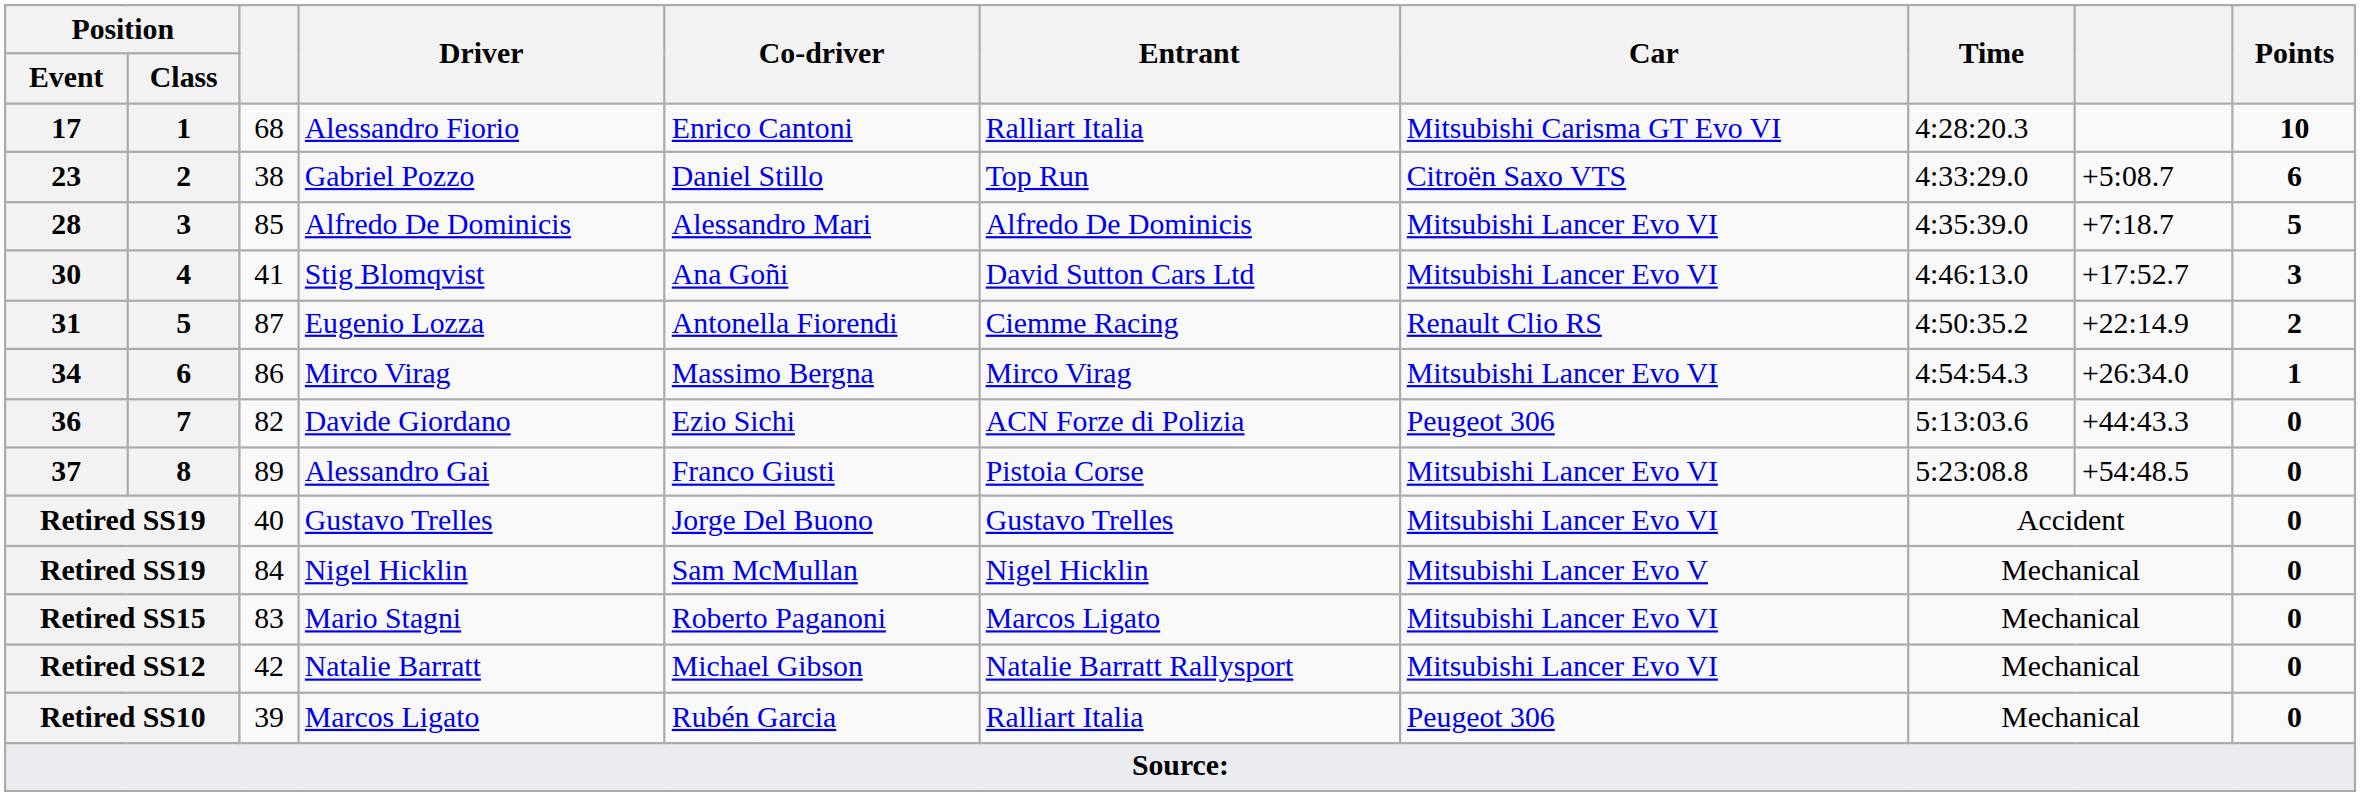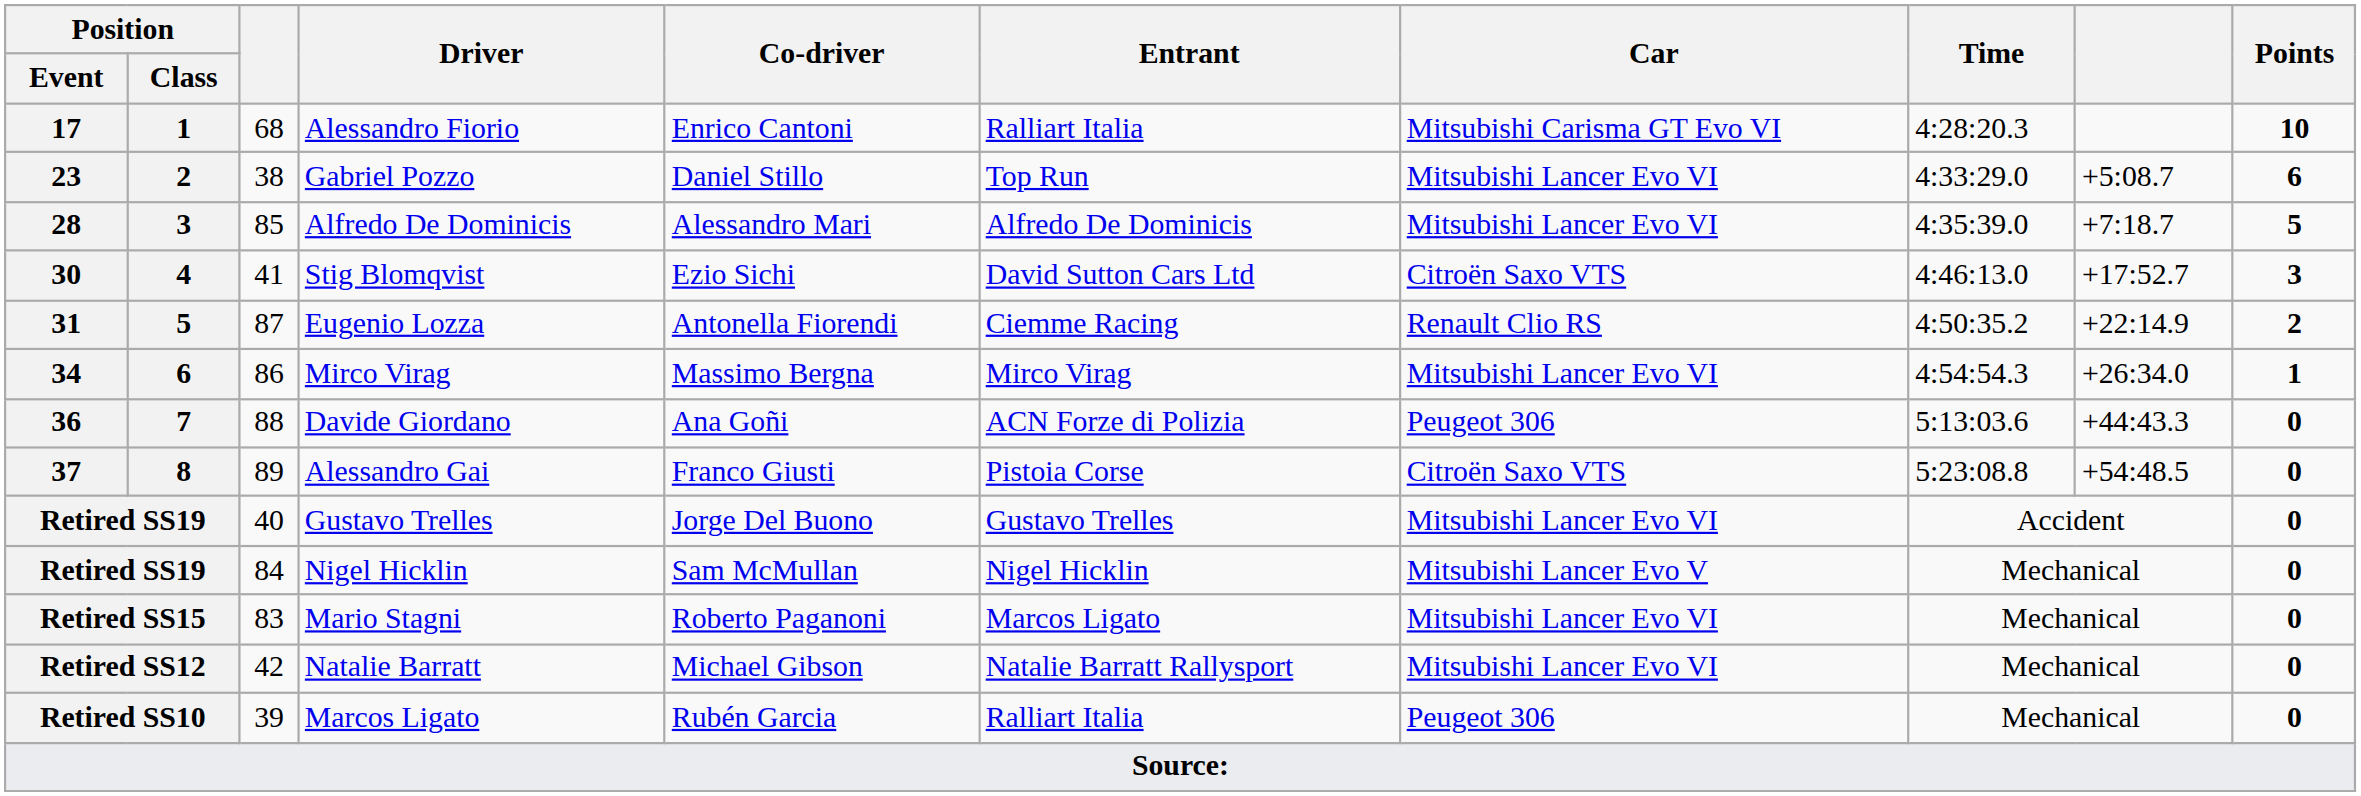(1516, 176) Citroën Saxo VTS -> (1562, 176) Mitsubishi Lancer Evo VI
(730, 274) Ana Goñi -> (733, 274) Ezio Sichi
(1562, 274) Mitsubishi Lancer Evo VI -> (1516, 274) Citroën Saxo VTS
(269, 421) 82 -> (269, 421) 88
(733, 421) Ezio Sichi -> (730, 421) Ana Goñi
(1562, 470) Mitsubishi Lancer Evo VI -> (1516, 470) Citroën Saxo VTS
